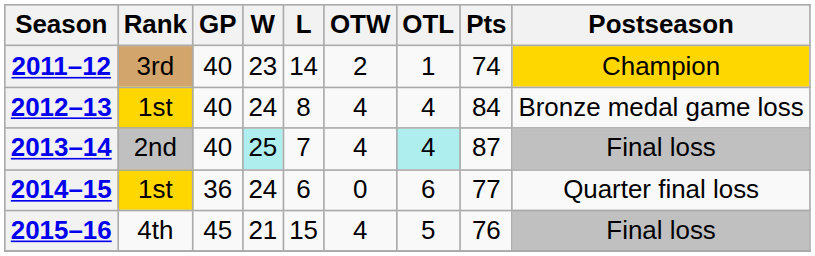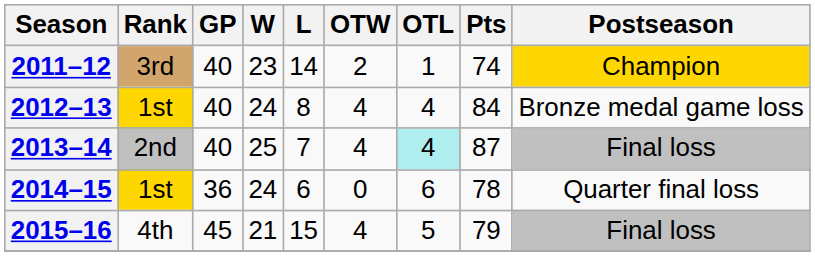(263, 148) paleturquoise background -> (263, 148) no background
(486, 189) 77 -> (486, 189) 78
(486, 230) 76 -> (486, 230) 79
